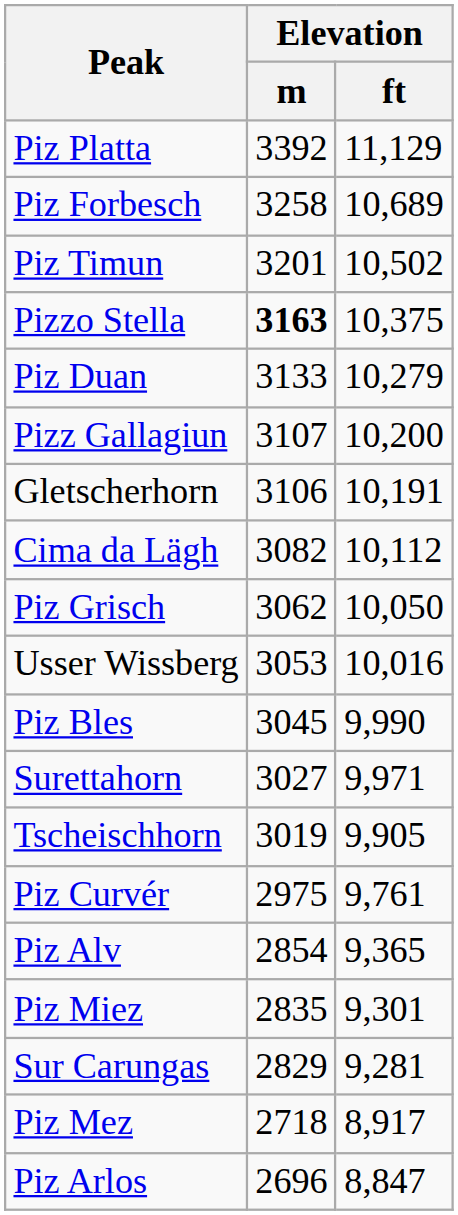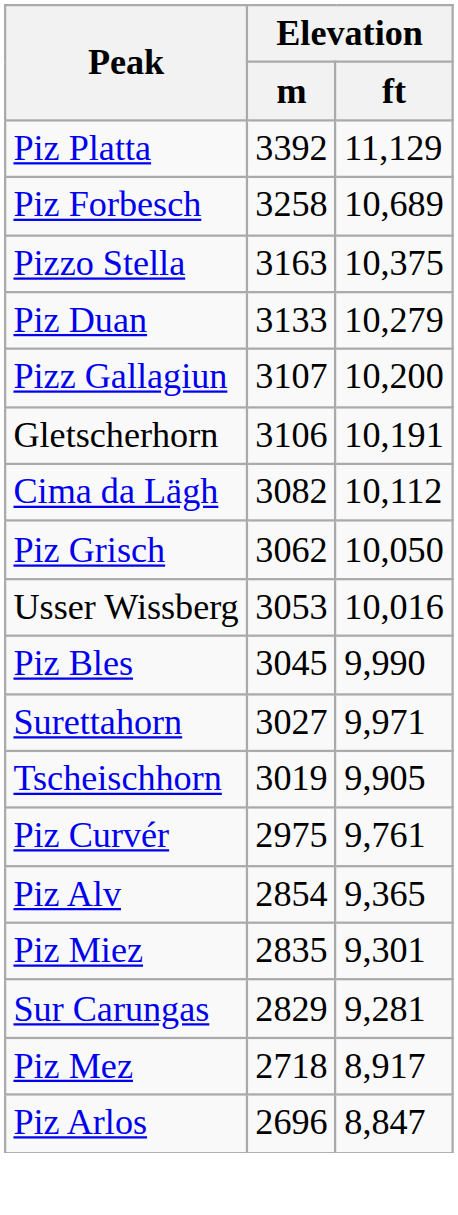- row: (88, 262)
(292, 319) bold -> (292, 262) normal
